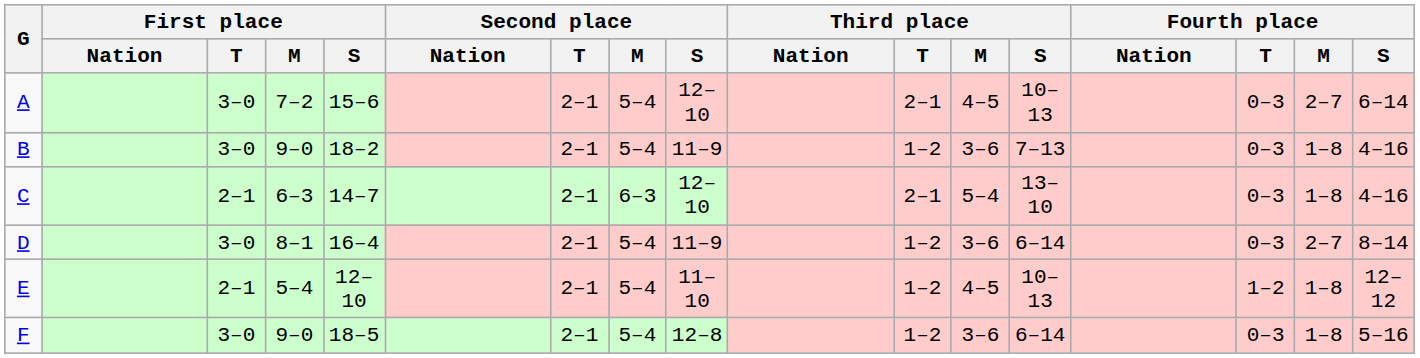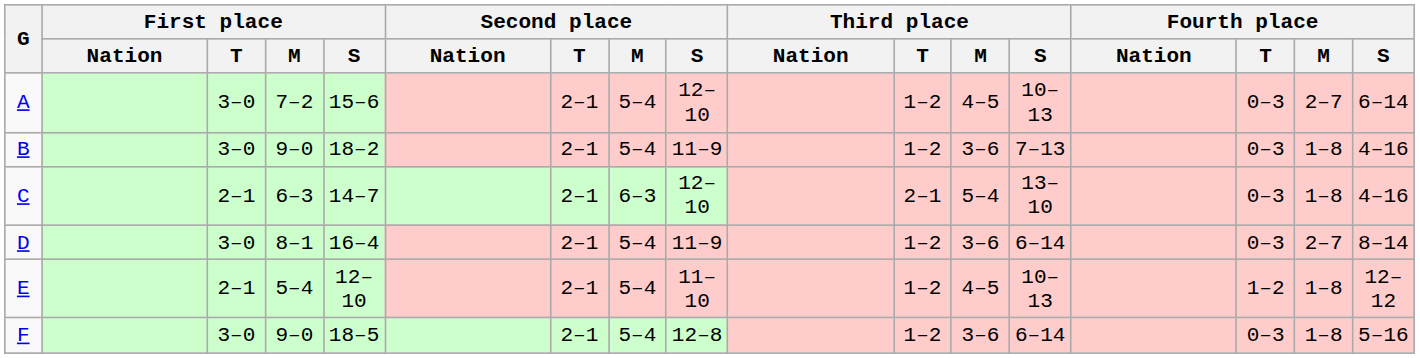(923, 103) 2–1 -> (923, 103) 1–2
